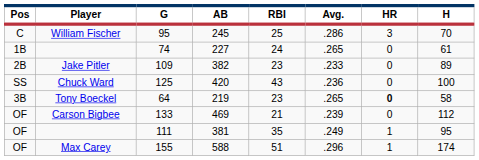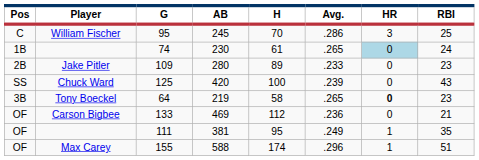columns swapped: (446, 15) <-> (277, 15)
(221, 50) 227 -> (221, 50) 230
(390, 50) no background -> (390, 50) lightblue background
(221, 66) 382 -> (221, 66) 280
(333, 82) .236 -> (333, 82) .239
(333, 115) .239 -> (333, 115) .236
